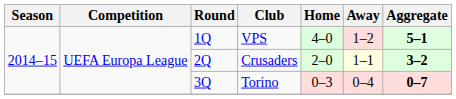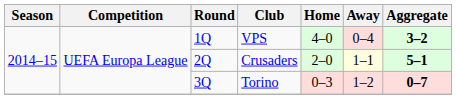(363, 37) 1–2 -> (363, 37) 0–4
(417, 37) 5–1 -> (417, 37) 3–2
(417, 60) 3–2 -> (417, 60) 5–1
(363, 82) 0–4 -> (363, 82) 1–2
